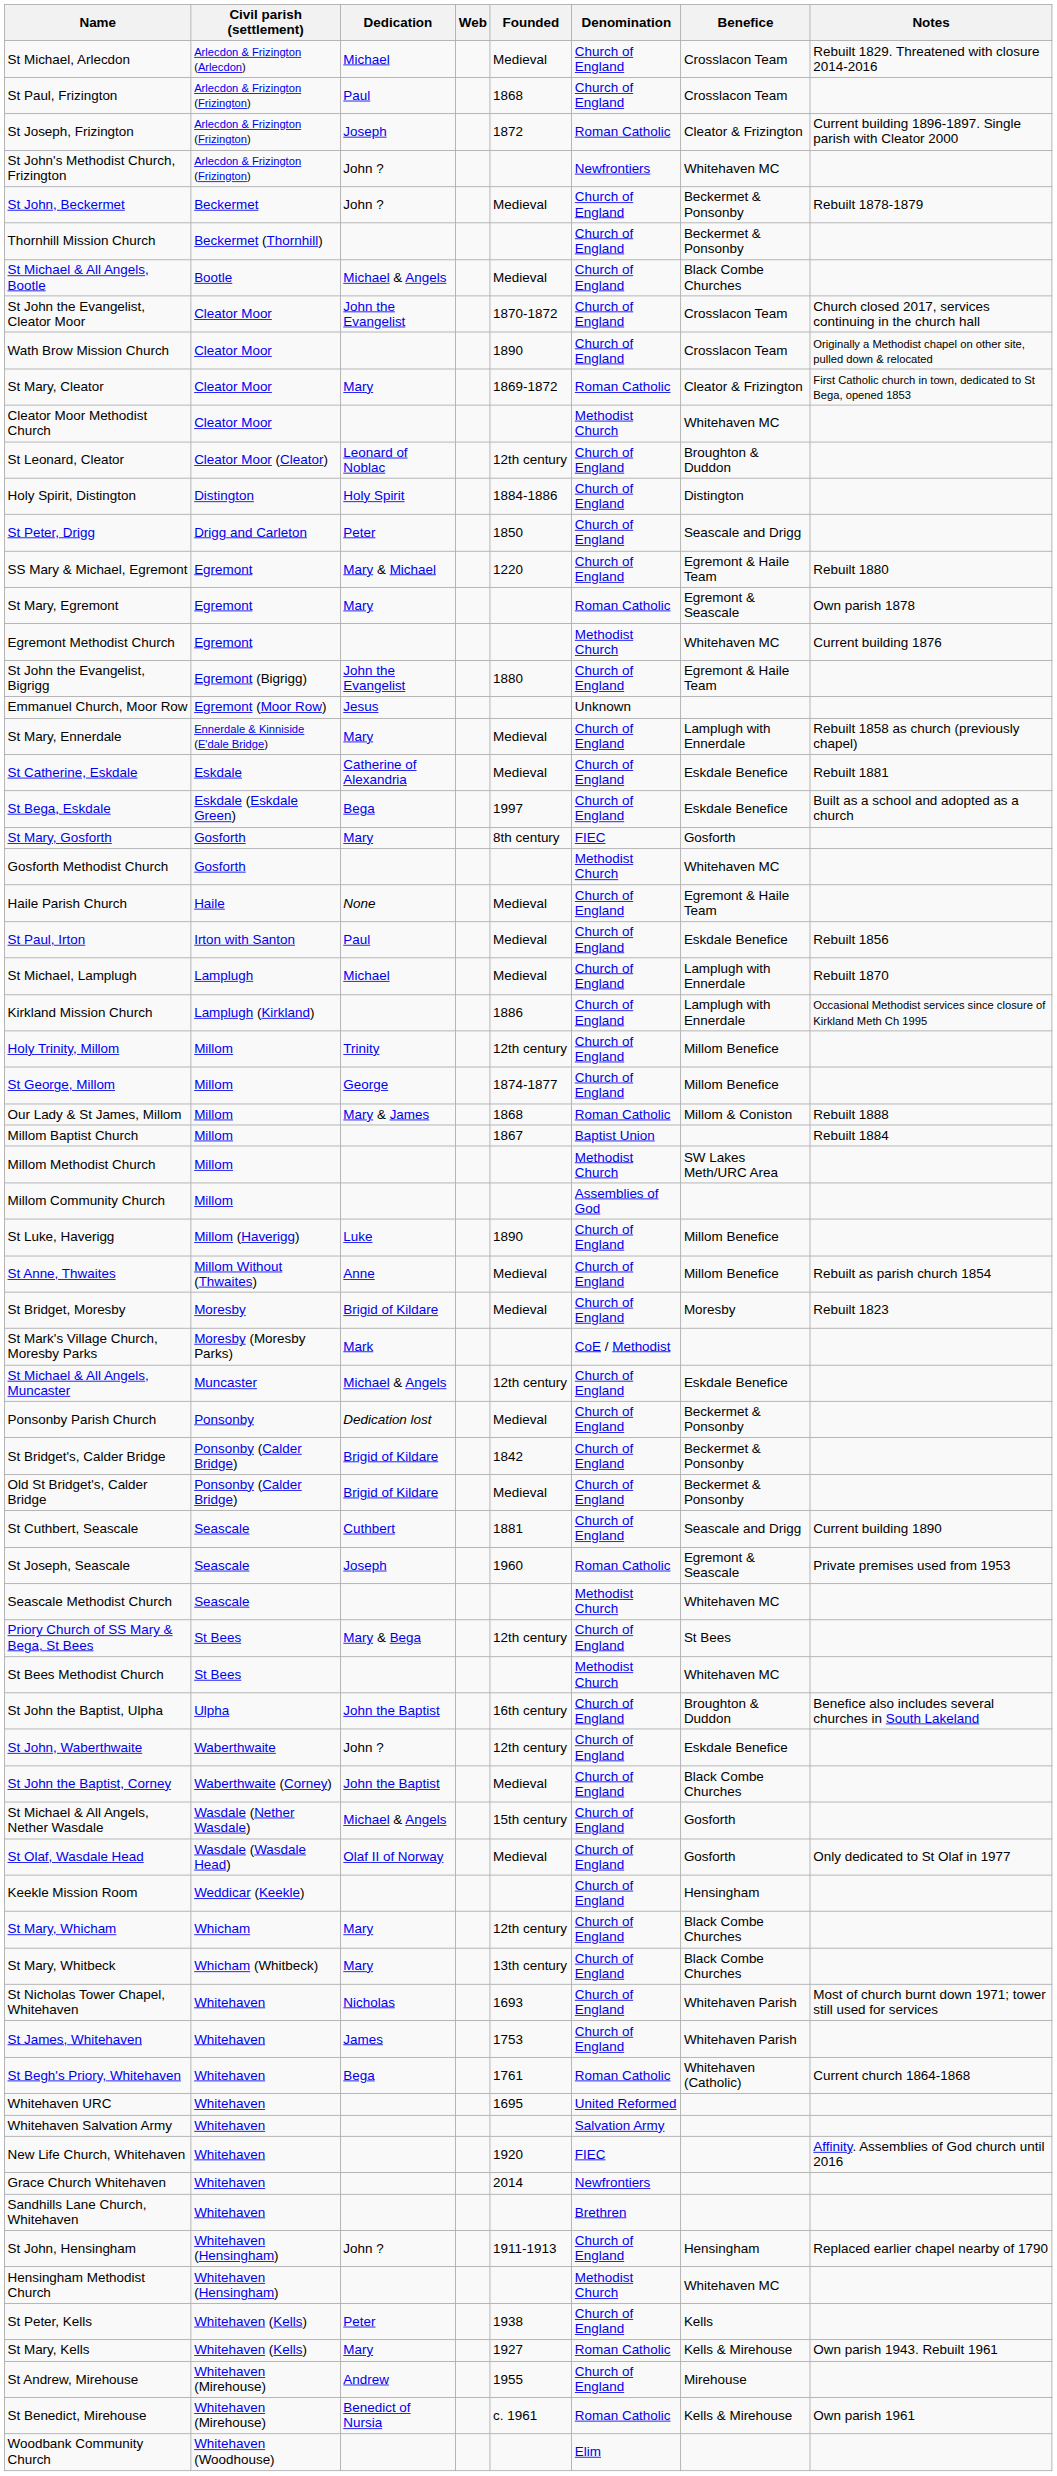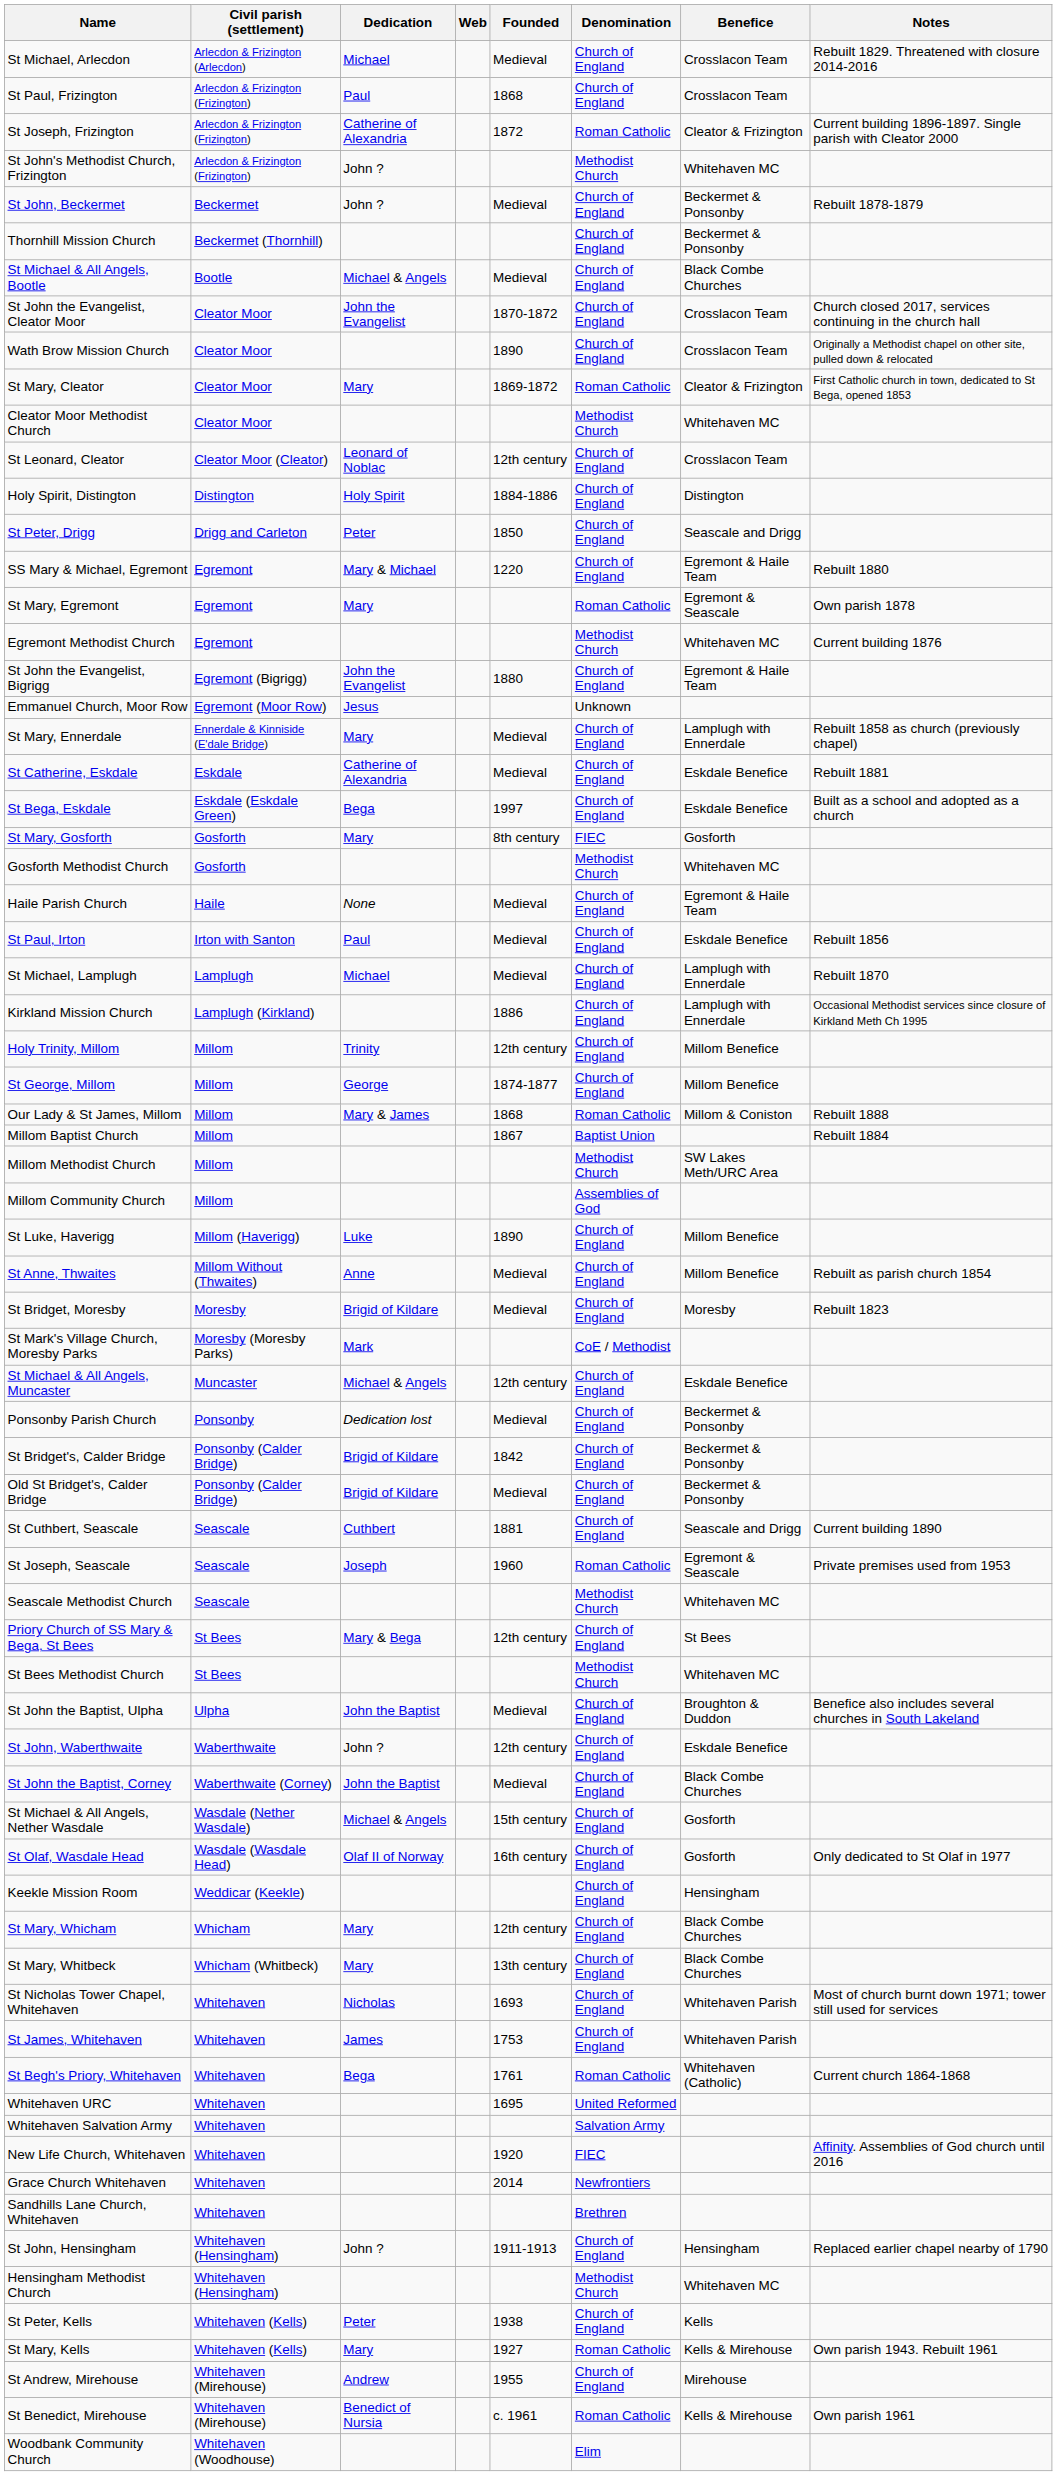(365, 132) Joseph -> (380, 132) Catherine of Alexandria
(613, 168) Newfrontiers -> (604, 168) Methodist Church
(721, 459) Broughton & Duddon -> (736, 459) Crosslacon Team
(530, 1711) 16th century -> (520, 1711) Medieval
(520, 1856) Medieval -> (530, 1856) 16th century
